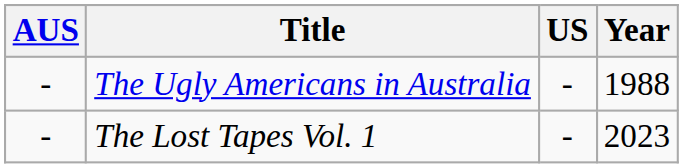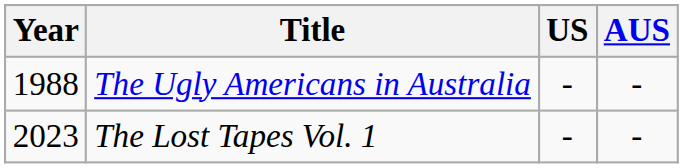columns swapped: (637, 30) <-> (46, 30)
